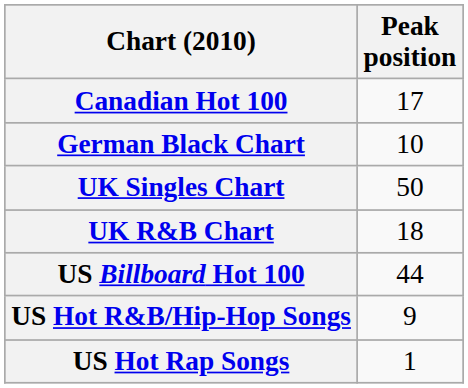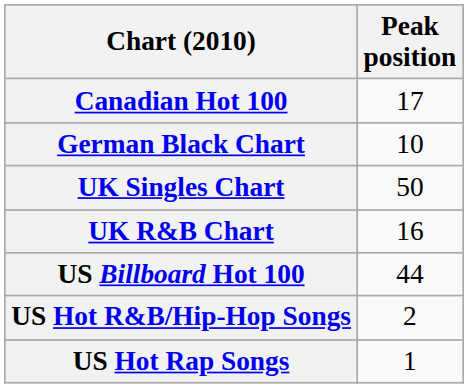(410, 230) 18 -> (410, 230) 16
(410, 317) 9 -> (410, 317) 2
